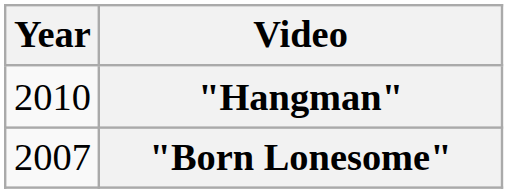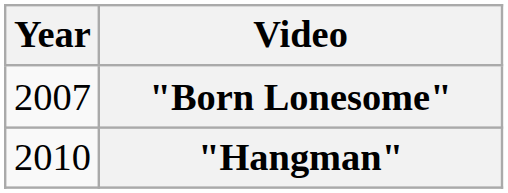rows swapped: (301, 156) <-> (301, 95)
